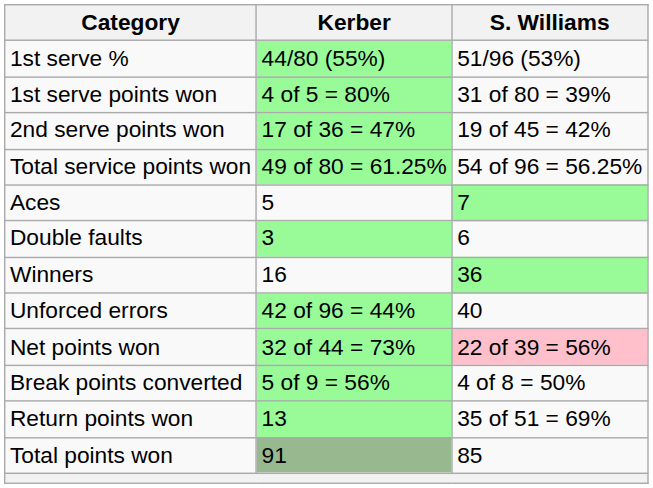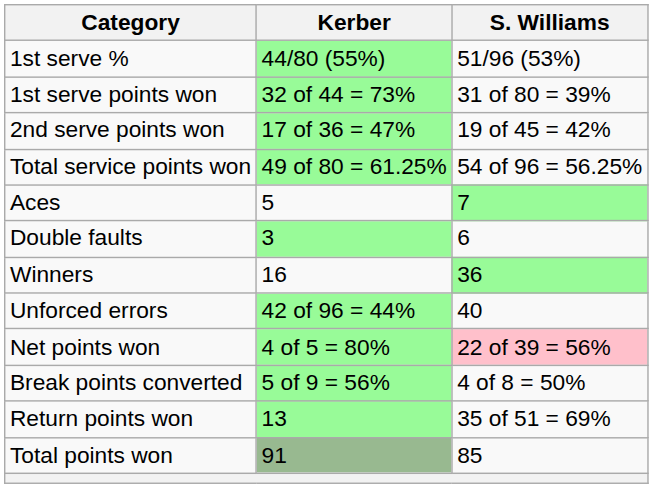(326, 94) 4 of 5 = 80% -> (338, 94) 32 of 44 = 73%
(338, 346) 32 of 44 = 73% -> (326, 346) 4 of 5 = 80%
